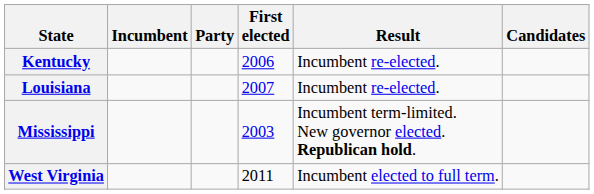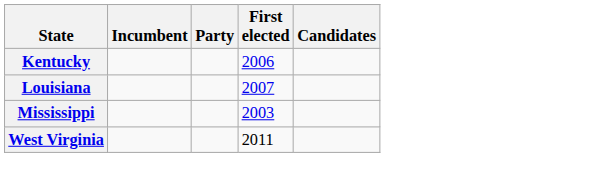- column: (398, 35)
